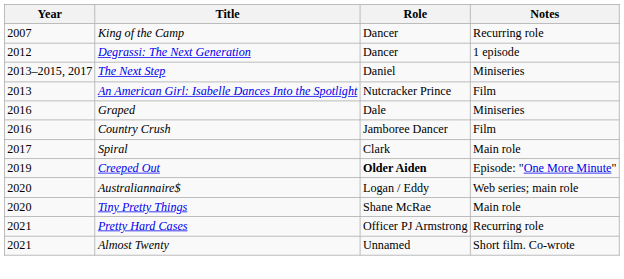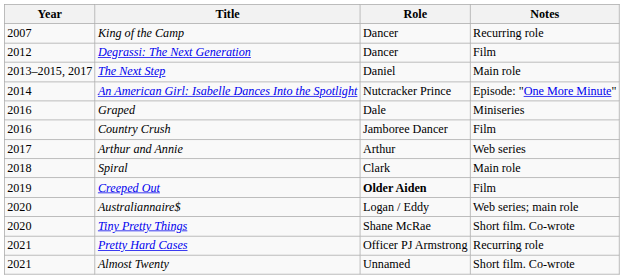(496, 52) 1 episode -> (485, 52) Film
(499, 71) Miniseries -> (497, 71) Main role
(19, 91) 2013 -> (19, 91) 2014
(485, 91) Film -> (545, 91) Episode: "One More Minute"
+ row: (140, 149)
(19, 149) 2017 -> (19, 168) 2018
(545, 168) Episode: "One More Minute" -> (485, 187) Film
(497, 206) Main role -> (524, 226) Short film. Co-wrote
